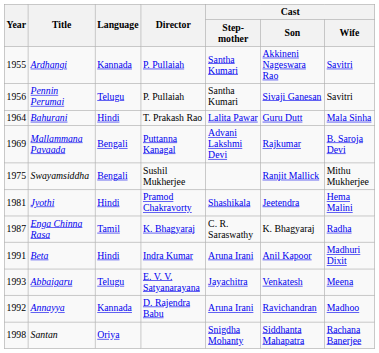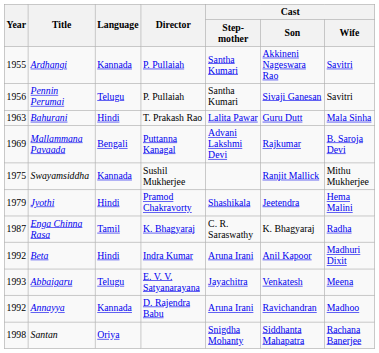(16, 118) 1964 -> (16, 118) 1963
(112, 176) Bengali -> (115, 176) Kannada
(16, 202) 1981 -> (16, 202) 1979
(16, 255) 1991 -> (16, 255) 1992
